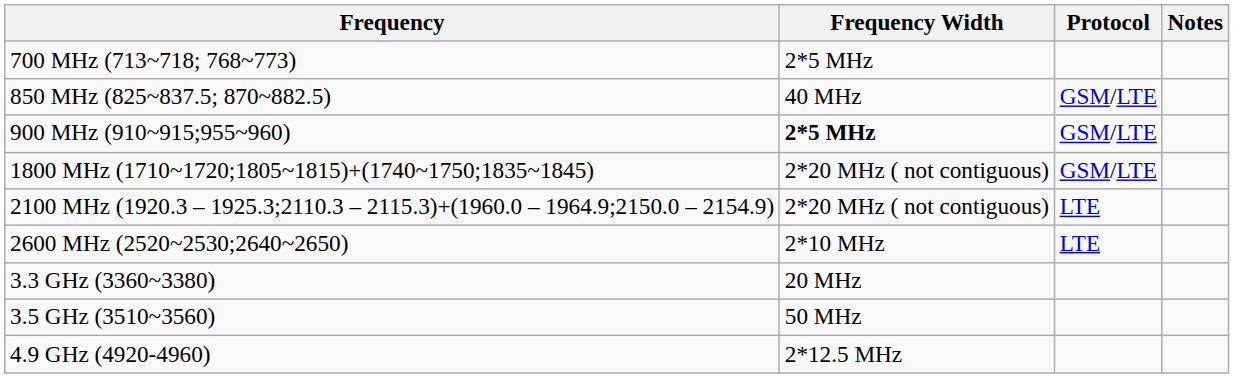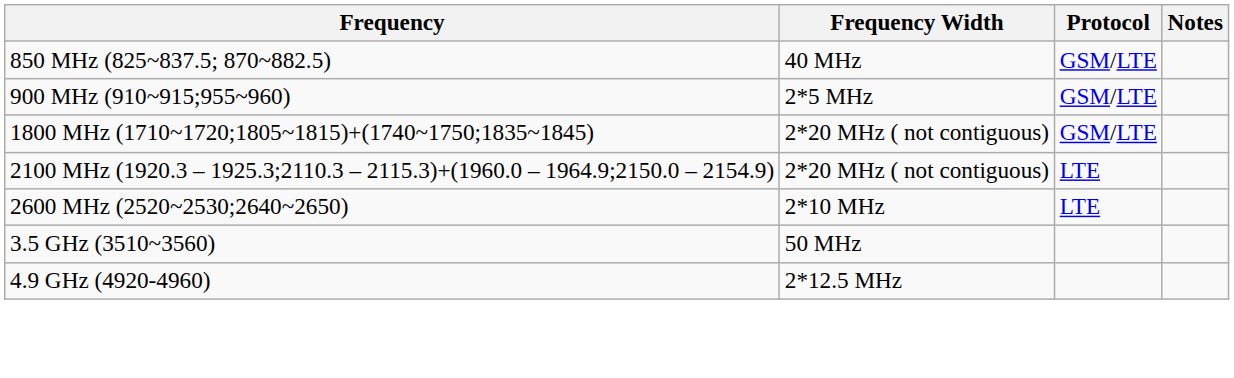- row: (153, 59)
(830, 133) bold -> (829, 96) normal
- row: (113, 280)
